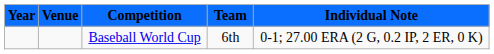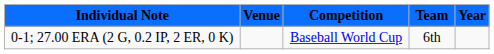columns swapped: (22, 15) <-> (371, 15)
